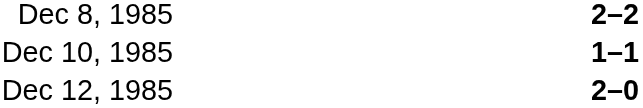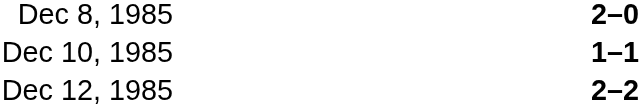(615, 14) 2–2 -> (615, 14) 2–0
(615, 90) 2–0 -> (615, 90) 2–2
